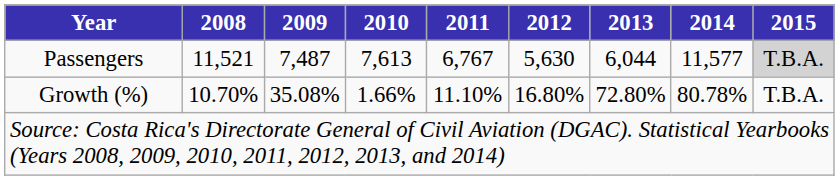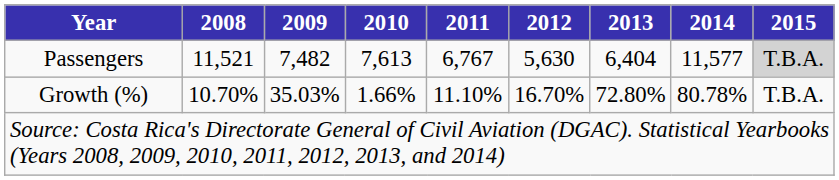(305, 58) 7,487 -> (305, 58) 7,482
(631, 58) 6,044 -> (631, 58) 6,404
(305, 94) 35.08% -> (305, 94) 35.03%
(549, 94) 16.80% -> (549, 94) 16.70%
